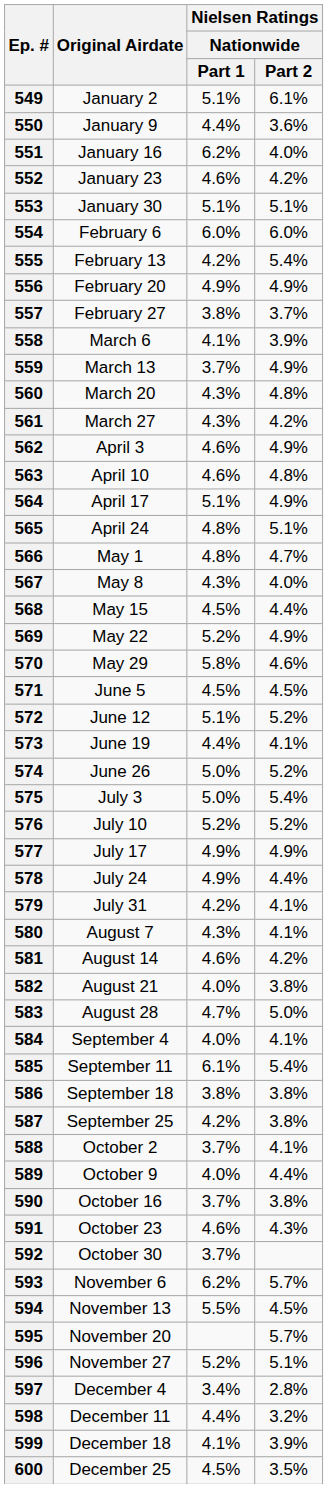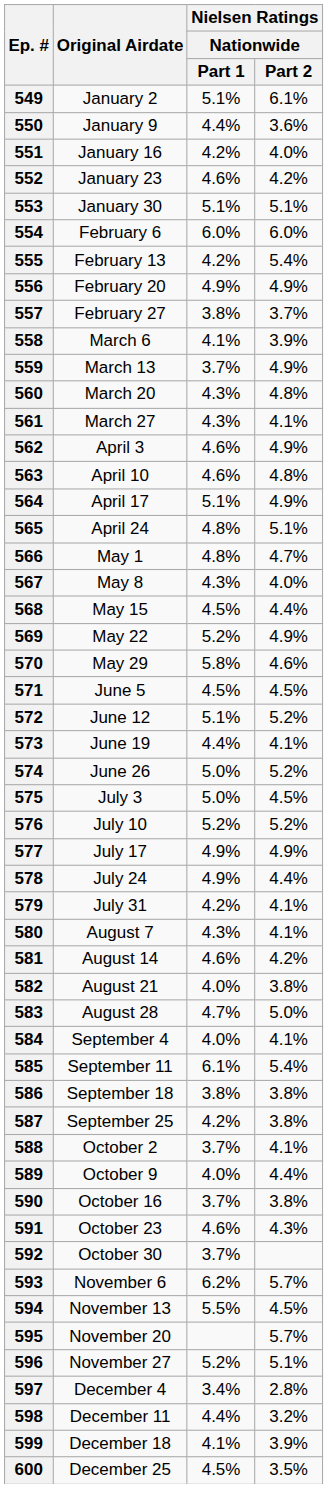(221, 152) 6.2% -> (221, 152) 4.2%
(289, 421) 4.2% -> (289, 421) 4.1%
(289, 797) 5.4% -> (289, 797) 4.5%
